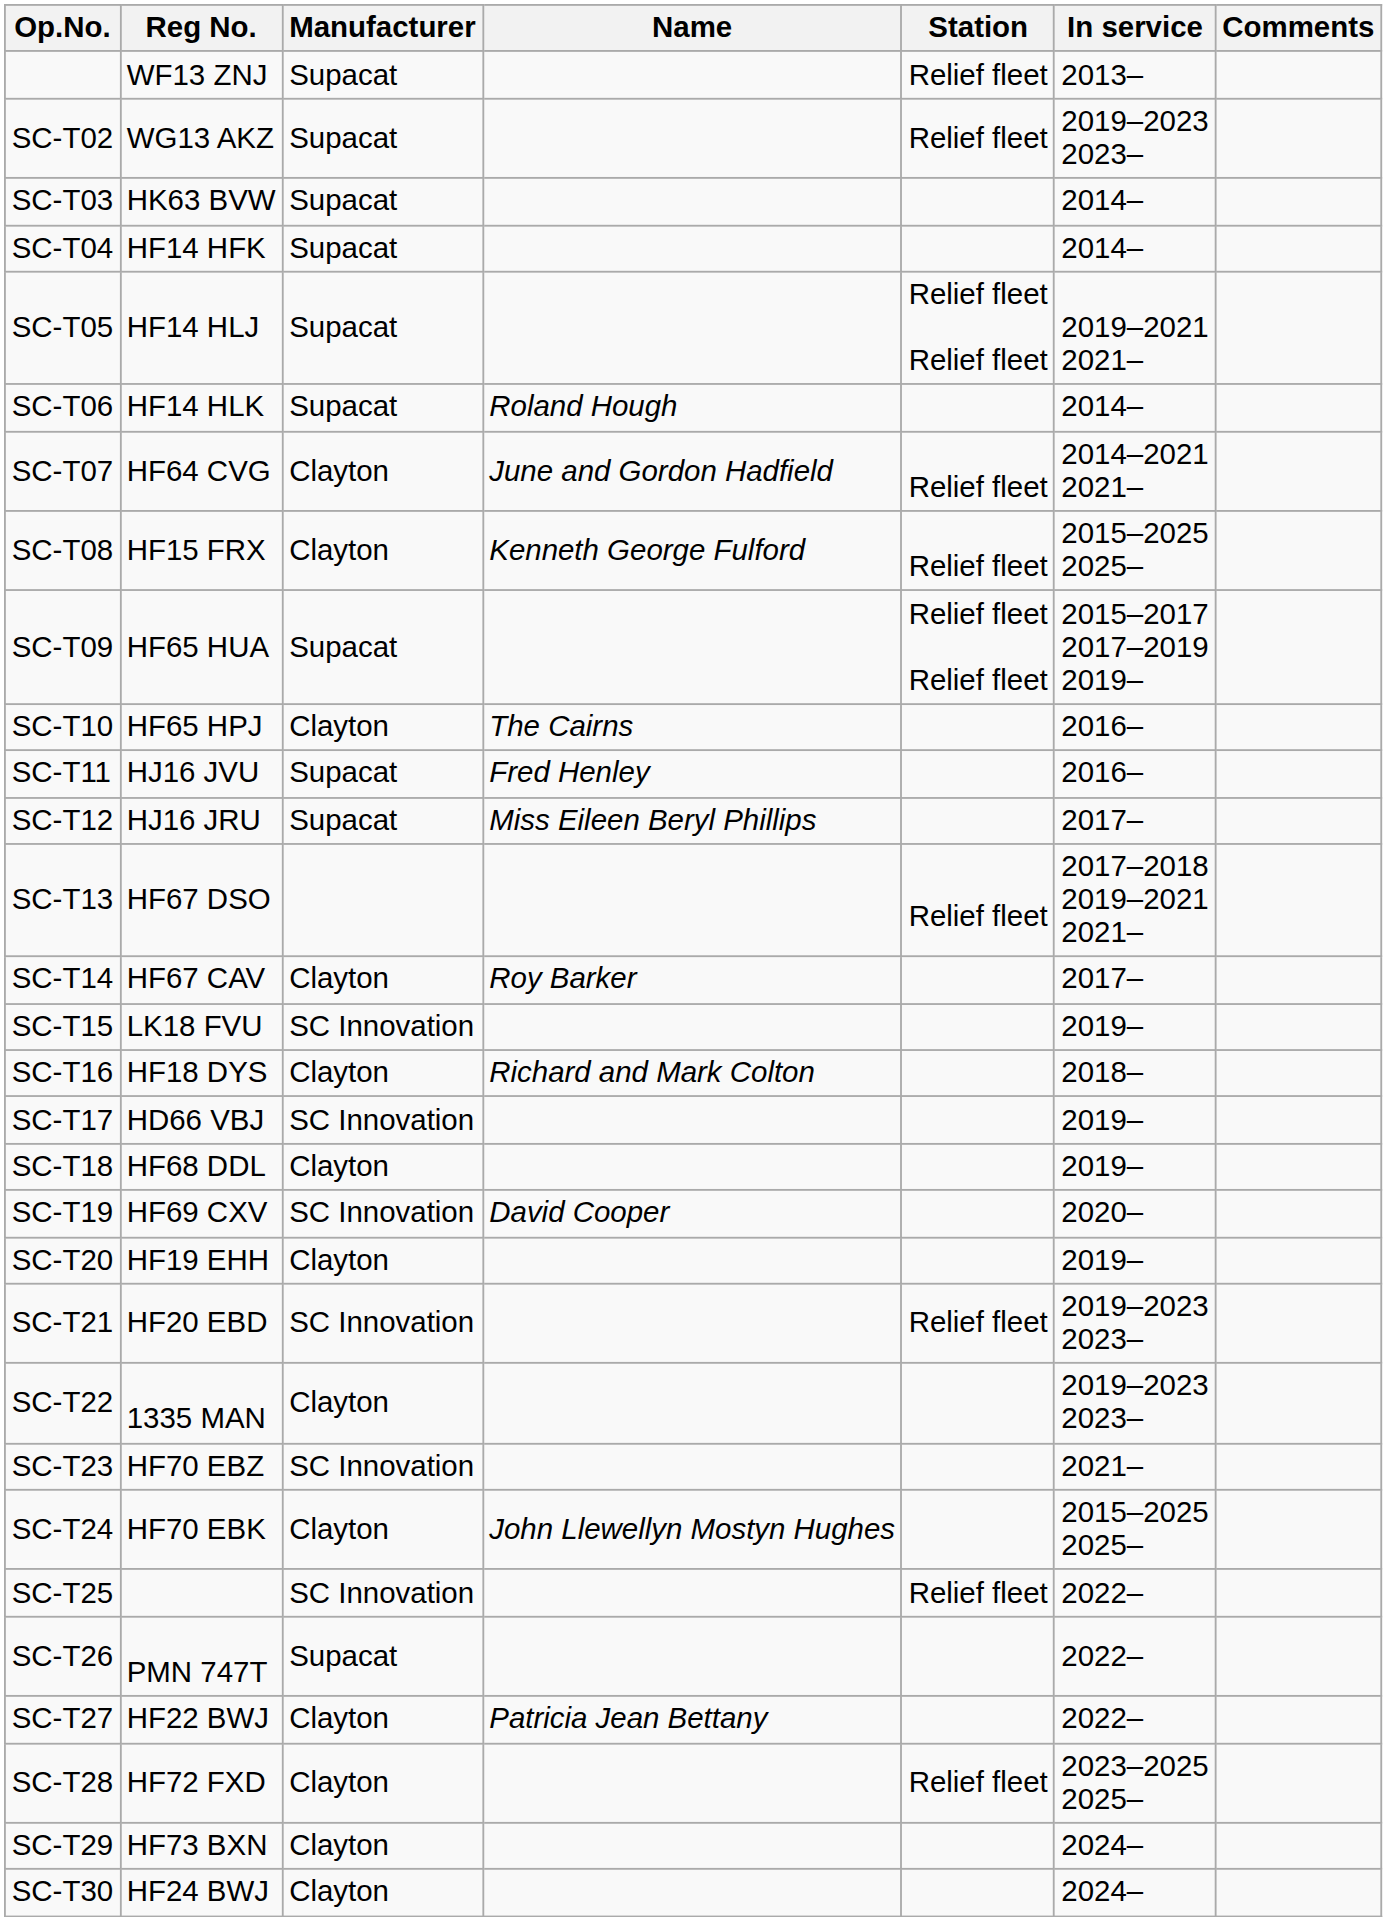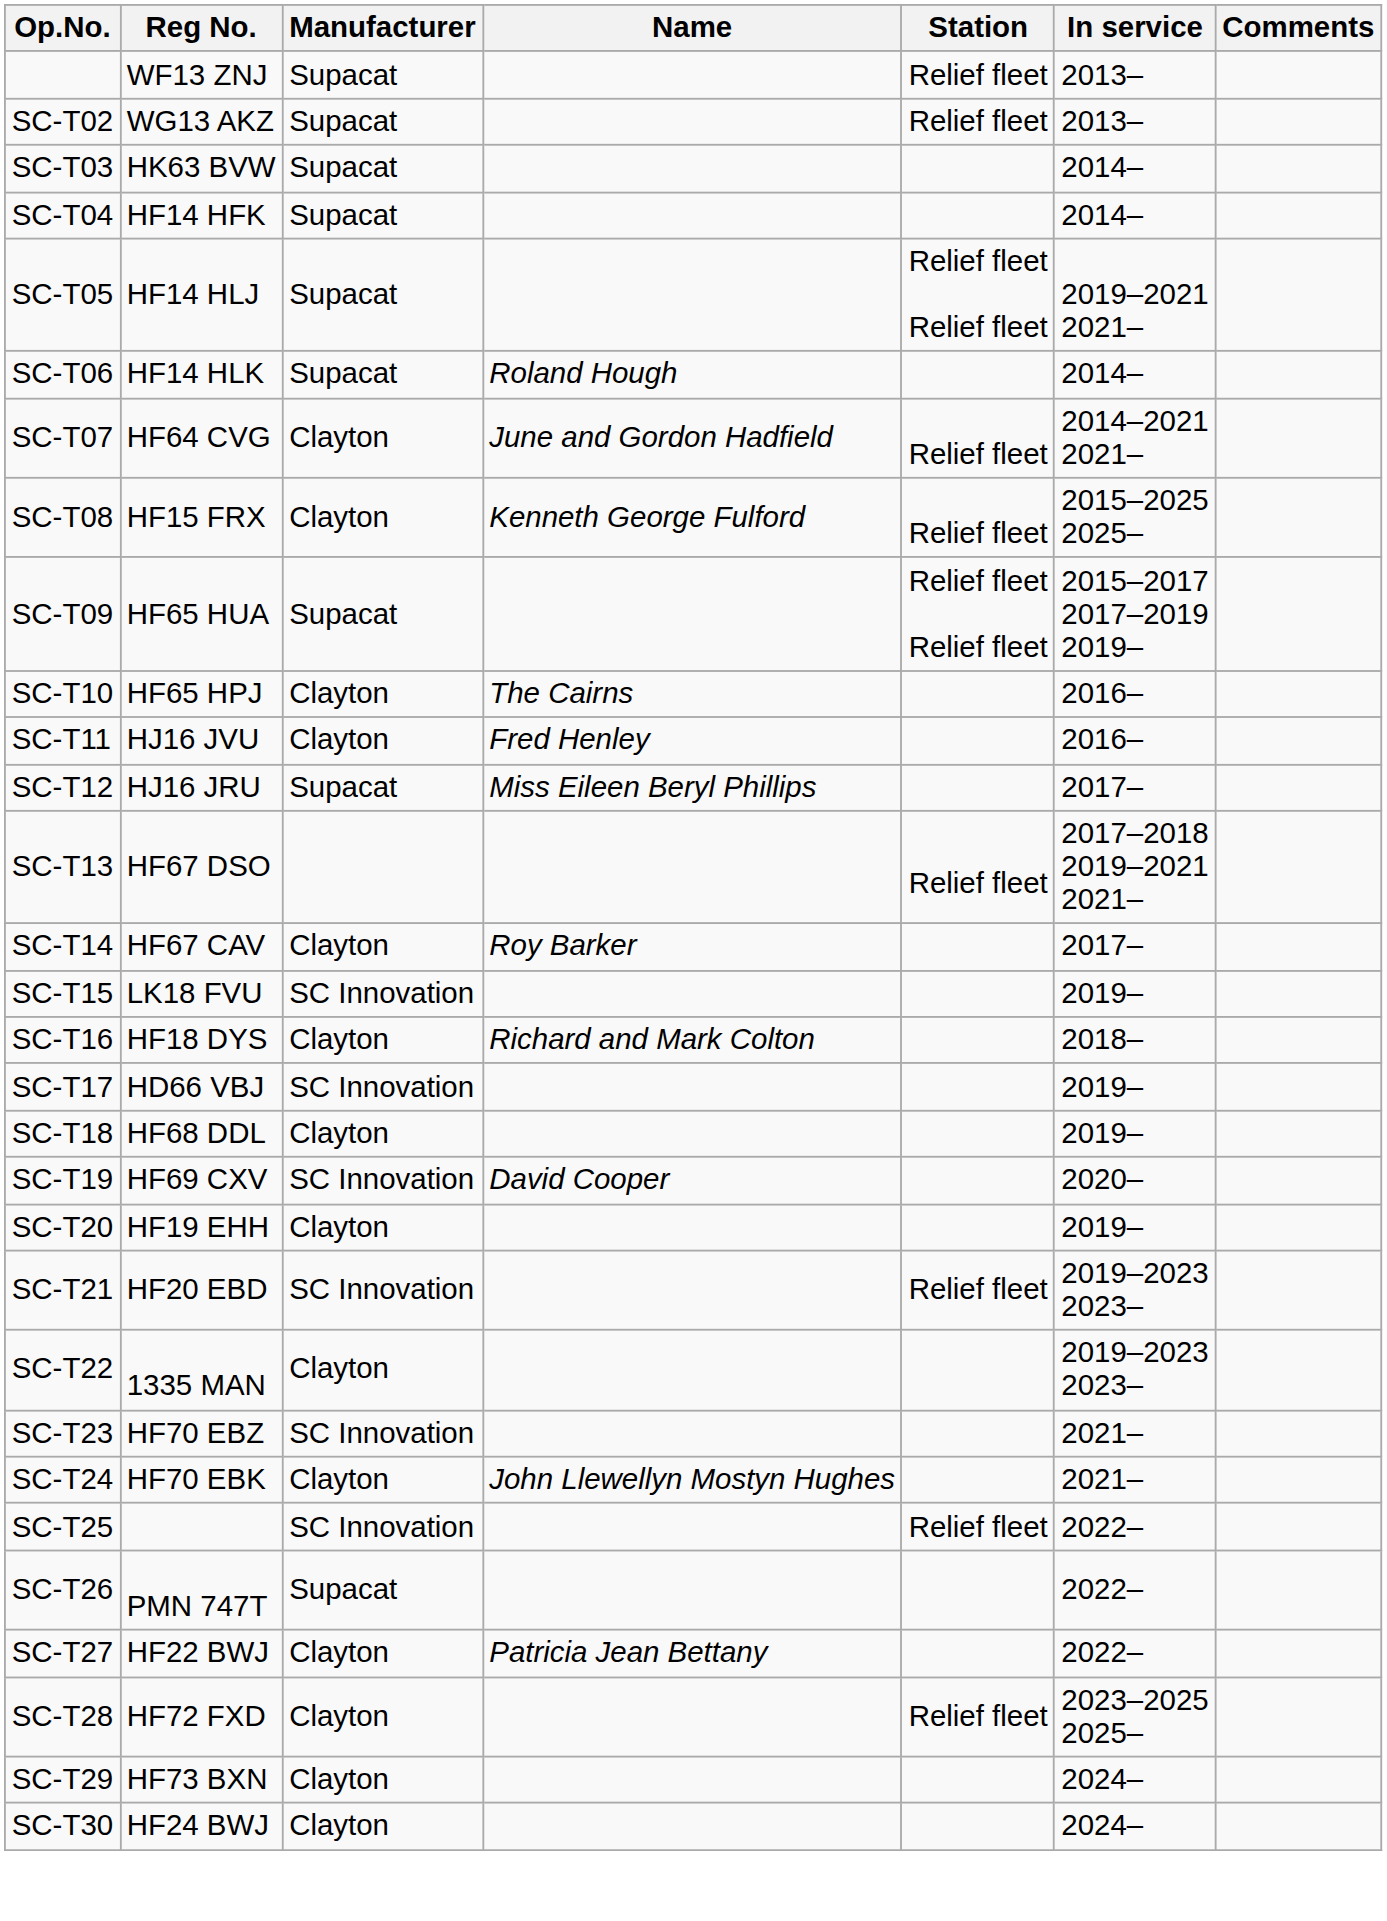(1135, 137) 2019–2023 2023– -> (1102, 121) 2013–
(343, 773) Supacat -> (339, 740) Clayton
(1135, 1529) 2015–2025 2025– -> (1102, 1479) 2021–
